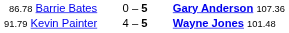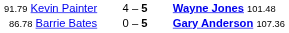rows swapped: (51, 23) <-> (53, 8)
